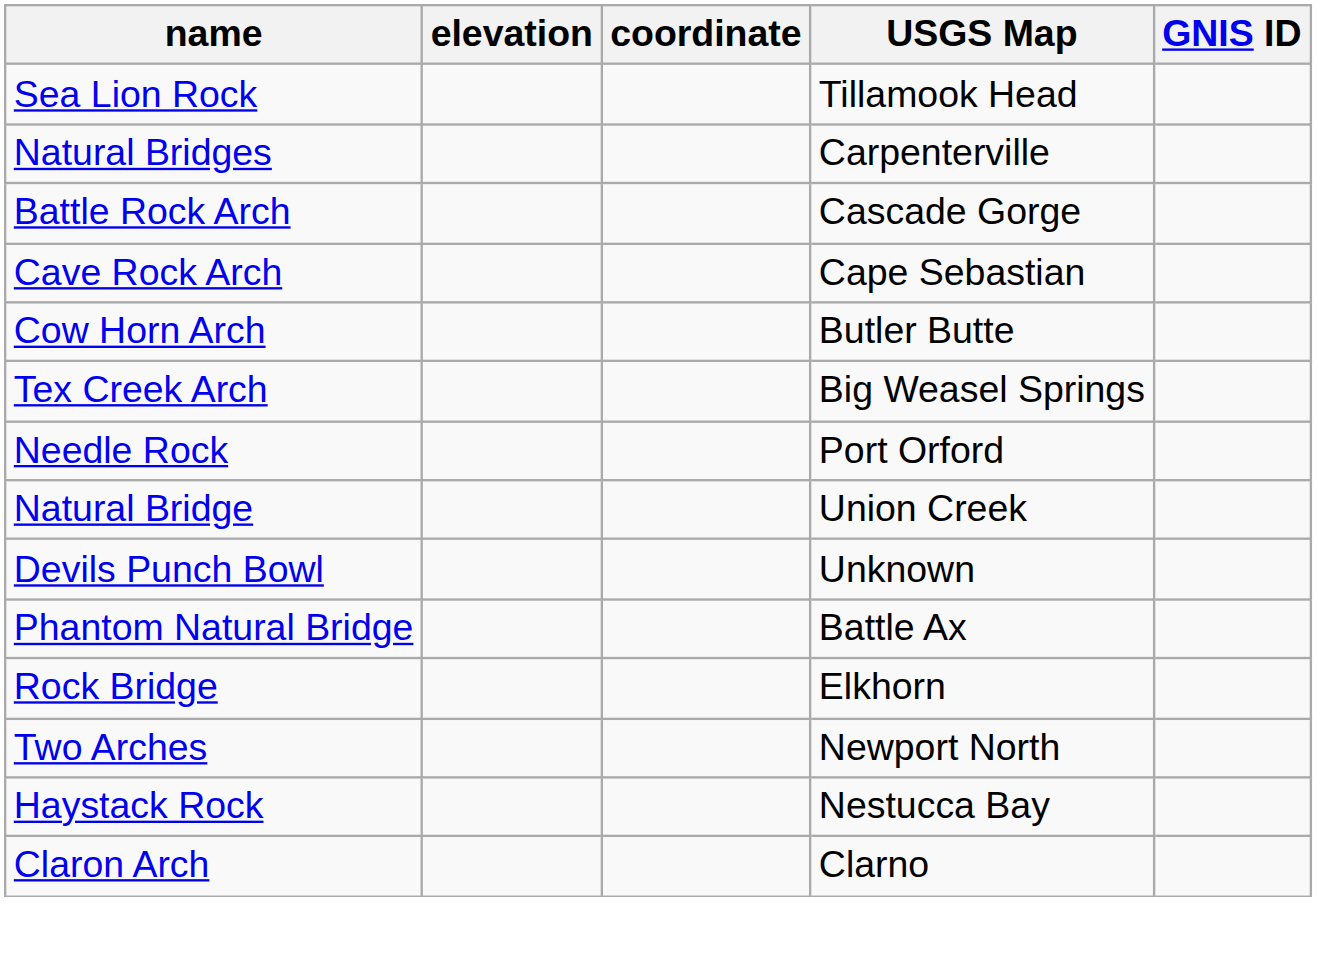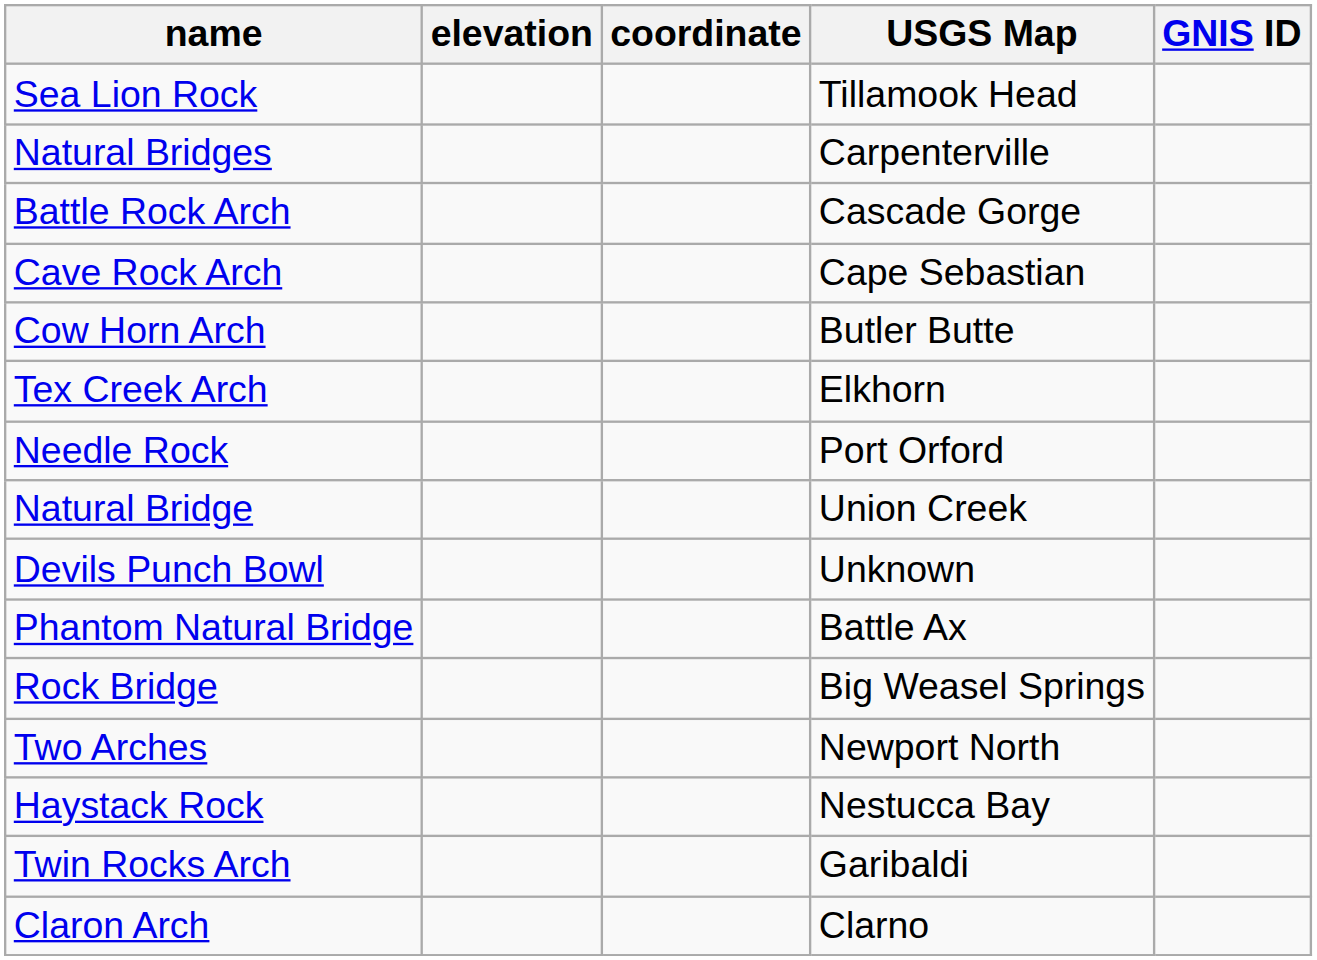(982, 390) Big Weasel Springs -> (882, 390) Elkhorn
(882, 687) Elkhorn -> (982, 687) Big Weasel Springs
+ row: (152, 865)
